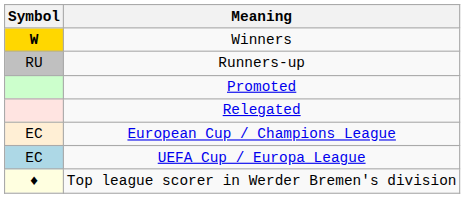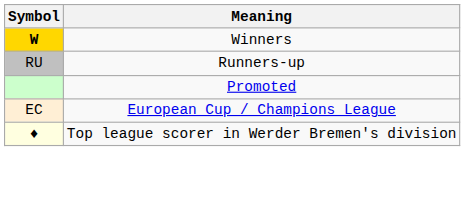- row: (262, 110)
- row: (262, 157)
